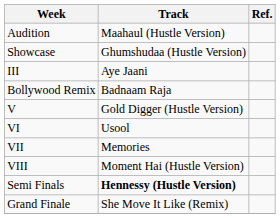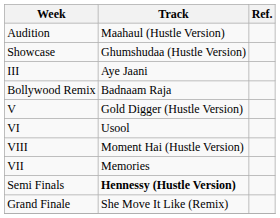rows swapped: (15, 147) <-> (17, 166)
